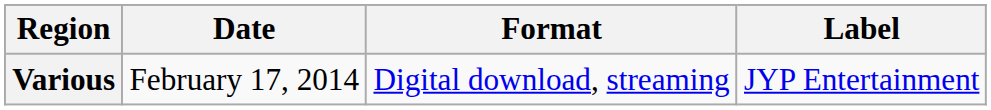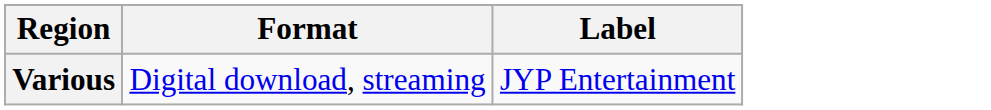- column: (244, 29)
